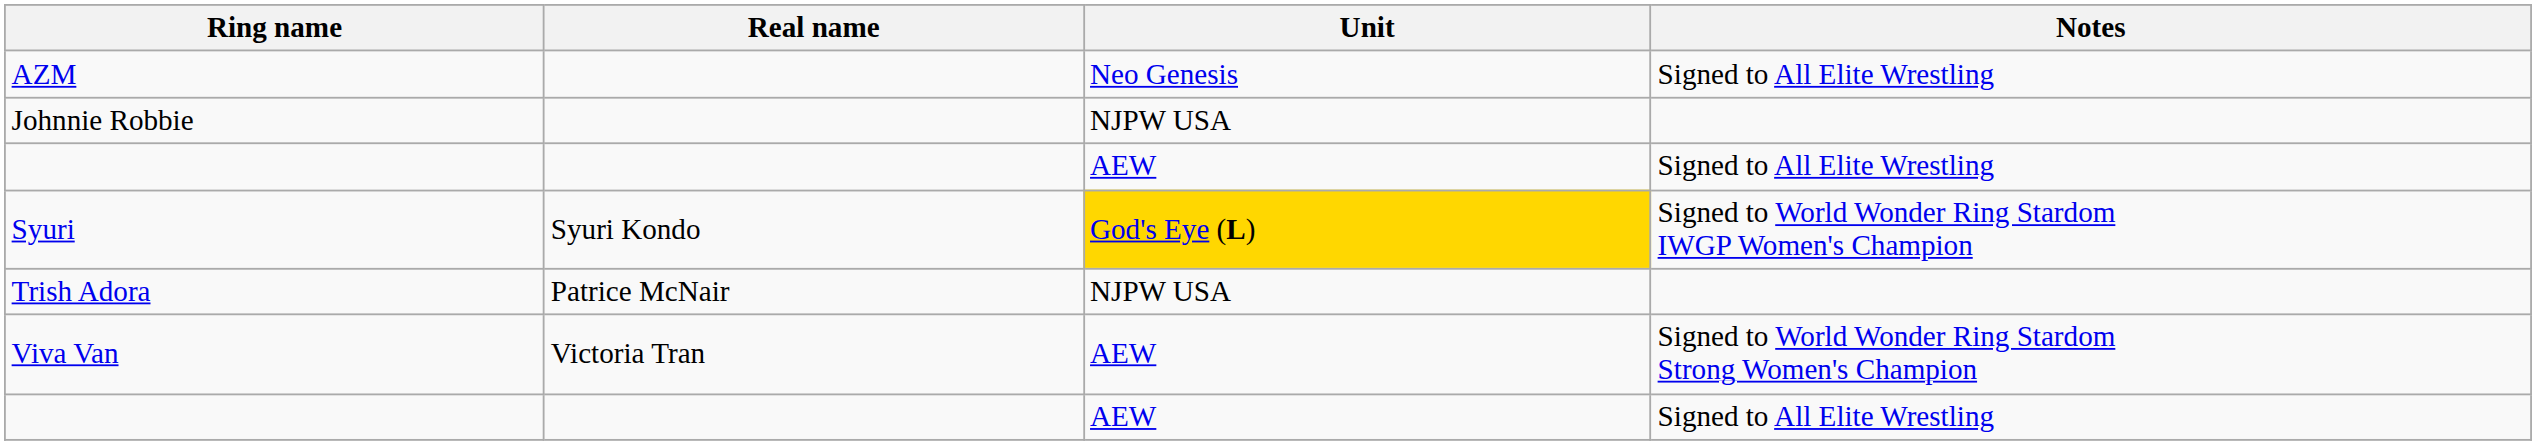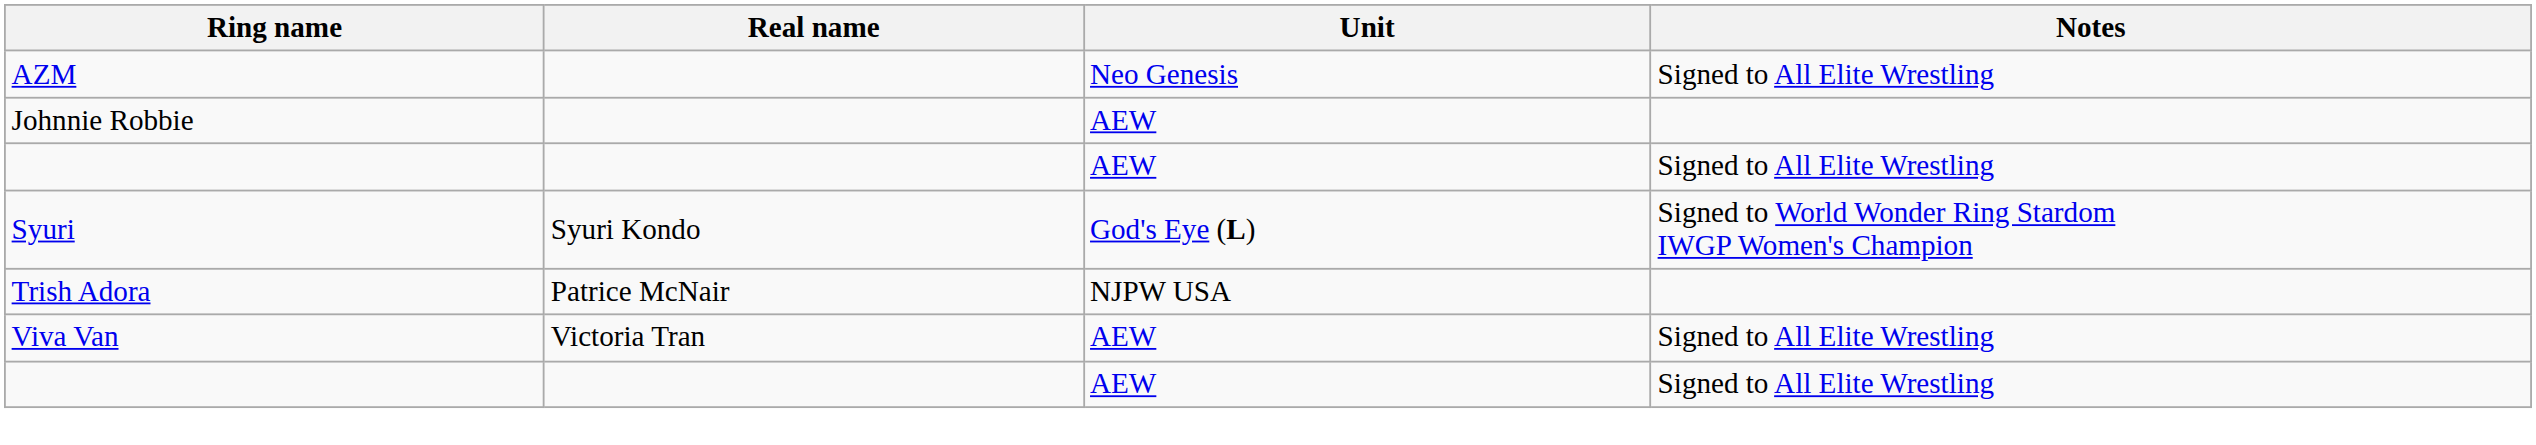(1161, 119) NJPW USA -> (1123, 119) AEW
(1173, 228) gold background -> (1173, 228) no background
(1886, 353) Signed to World Wonder Ring Stardom Strong Women's Champion -> (1826, 337) Signed to All Elite Wrestling
